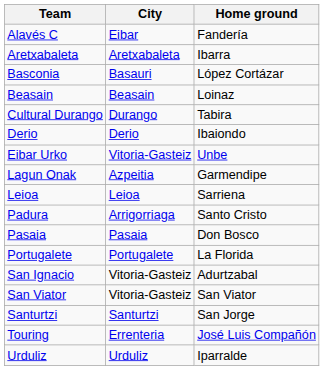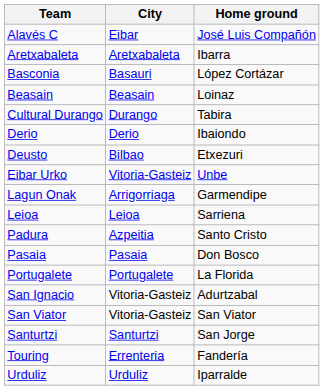(222, 34) Fandería -> (257, 34) José Luis Compañón
+ row: (27, 154)
(131, 174) Azpeitia -> (142, 194) Arrigorriaga
(142, 214) Arrigorriaga -> (131, 235) Azpeitia
(257, 335) José Luis Compañón -> (222, 355) Fandería
